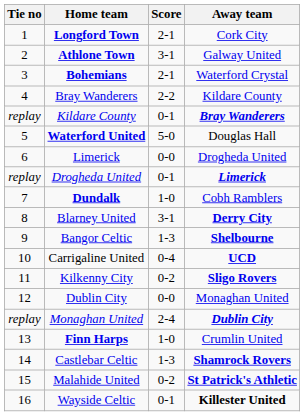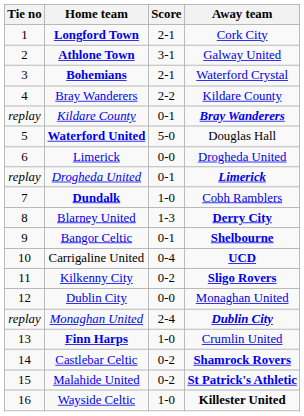(166, 217) 3-1 -> (166, 217) 1-3
(166, 237) 1-3 -> (166, 237) 0-1
(166, 359) 1-3 -> (166, 359) 0-2
(166, 400) 0-1 -> (166, 400) 1-0
